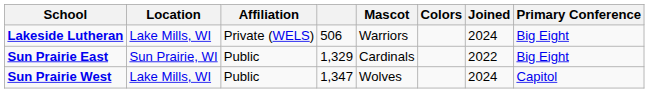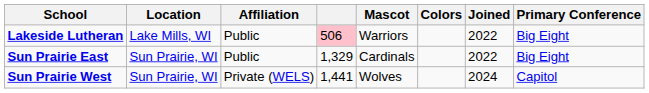(269, 35) Private (WELS) -> (242, 35) Public
(331, 35) no background -> (331, 35) pink background
(483, 35) 2024 -> (483, 35) 2022
(170, 77) Lake Mills, WI -> (174, 77) Sun Prairie, WI
(242, 77) Public -> (269, 77) Private (WELS)
(337, 77) 1,347 -> (337, 77) 1,441
